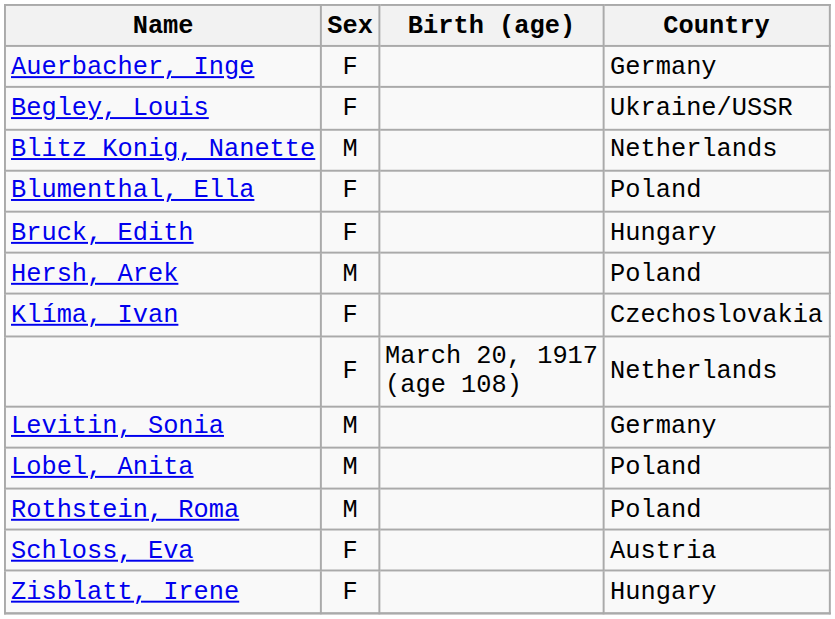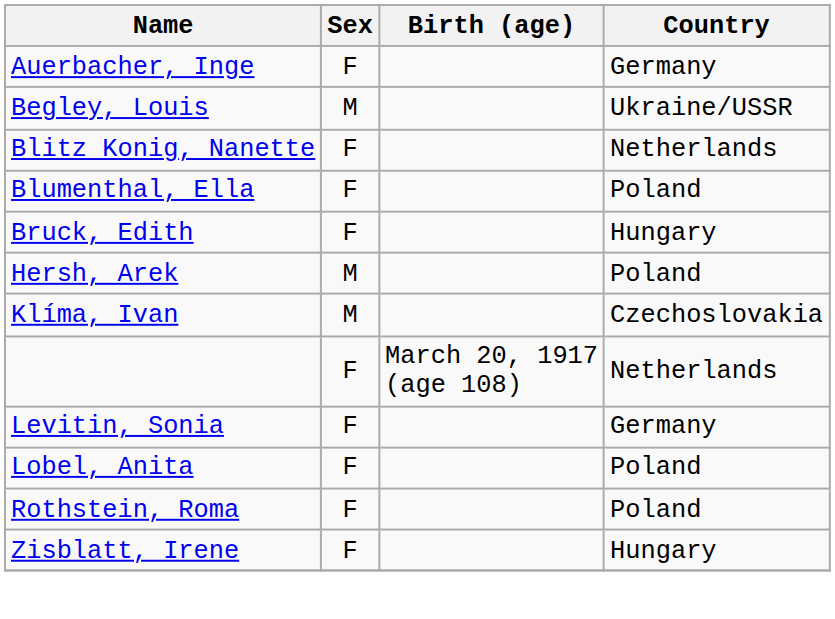(350, 108) F -> (350, 108) M
(350, 150) M -> (350, 150) F
(350, 315) F -> (350, 315) M
(350, 427) M -> (350, 427) F
(350, 468) M -> (350, 468) F
(350, 509) M -> (350, 509) F
- row: (102, 551)
